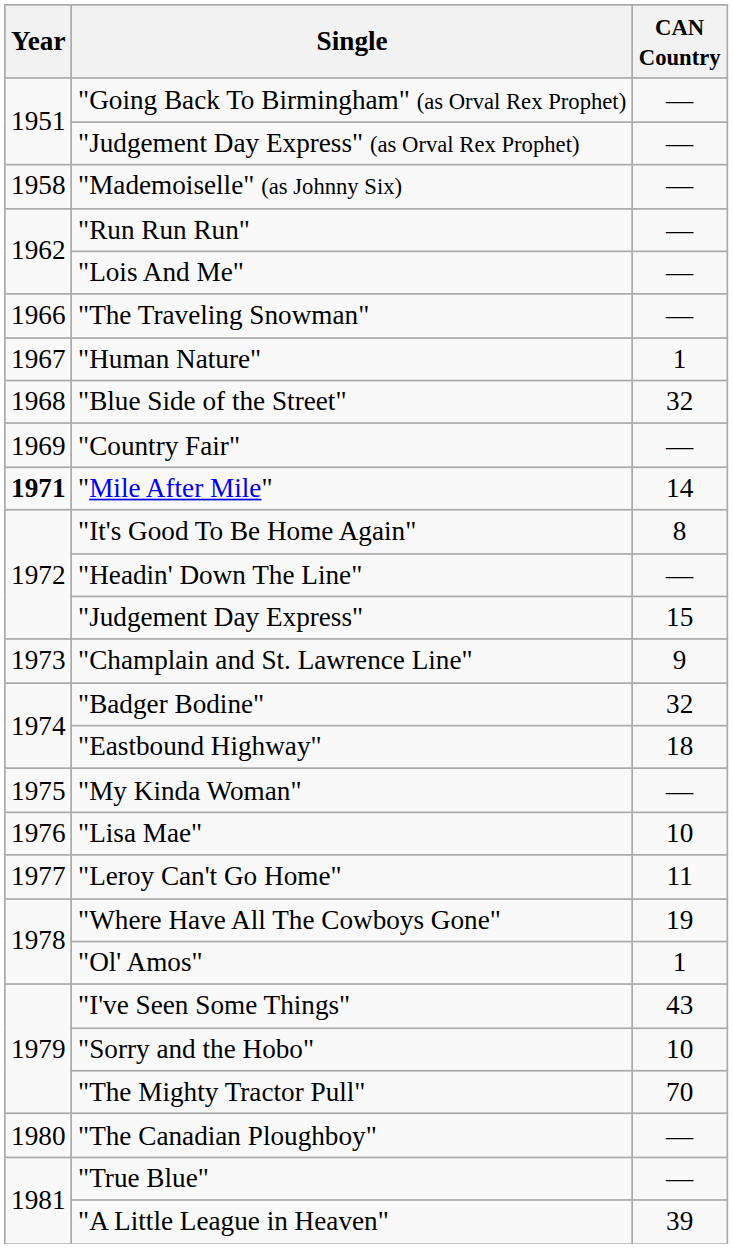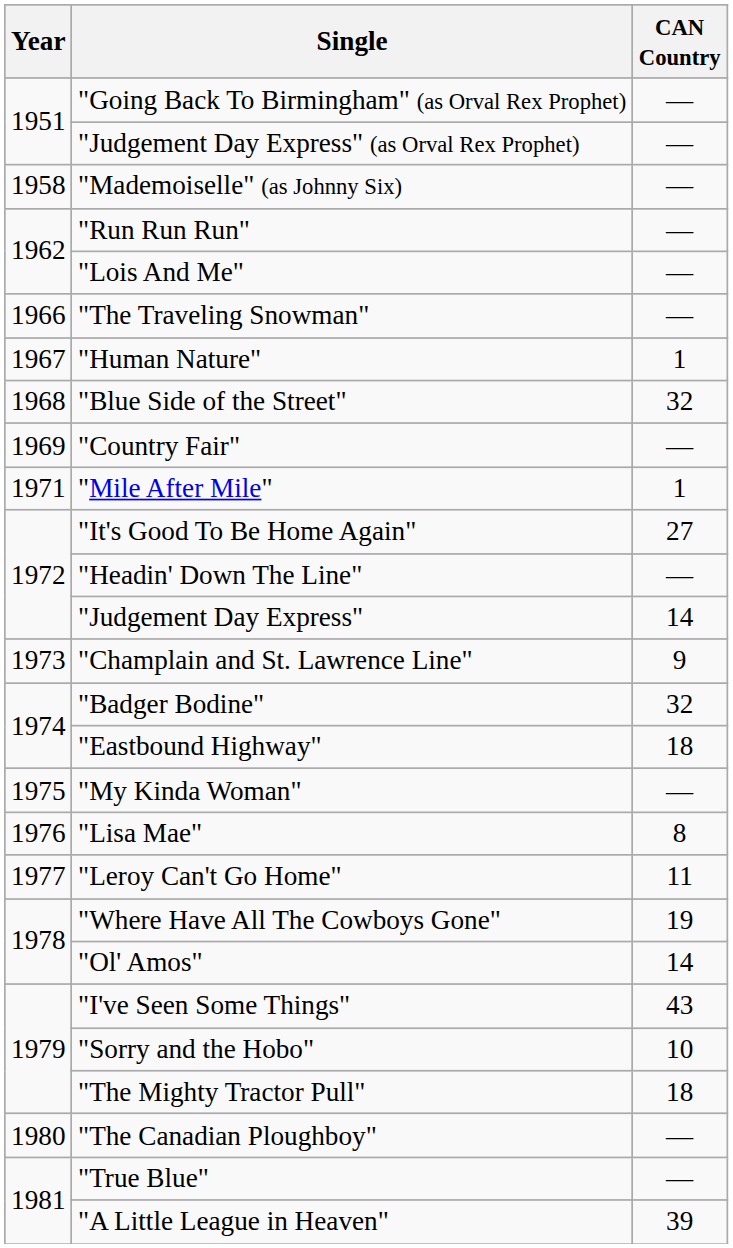(38, 488) bold -> (38, 488) normal
(680, 488) 14 -> (680, 488) 1
(680, 531) 8 -> (680, 531) 27
(680, 617) 15 -> (680, 617) 14
(680, 833) 10 -> (680, 833) 8
(680, 962) 1 -> (680, 962) 14
(680, 1091) 70 -> (680, 1091) 18
